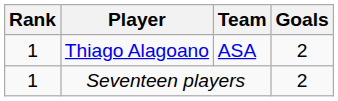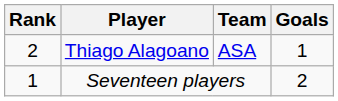(32, 50) 1 -> (32, 50) 2
(302, 50) 2 -> (302, 50) 1
